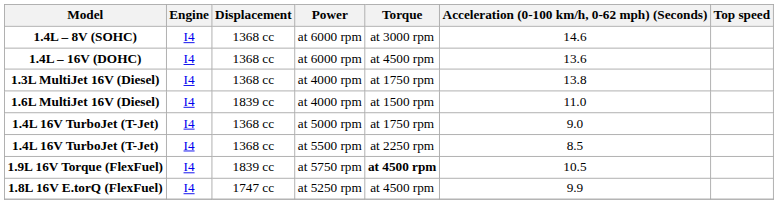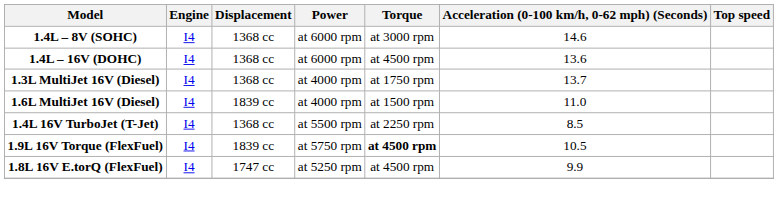(575, 79) 13.8 -> (575, 79) 13.7
- row: (85, 123)
